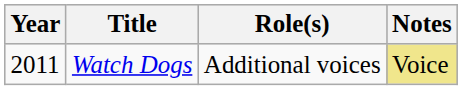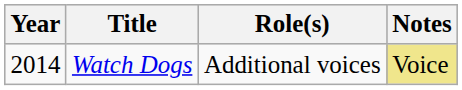(35, 63) 2011 -> (35, 63) 2014
